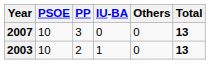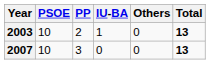rows swapped: (20, 50) <-> (20, 31)
